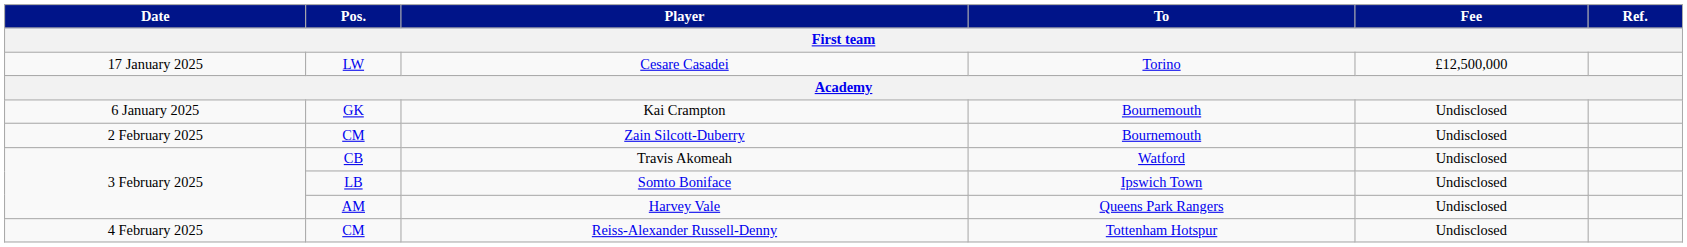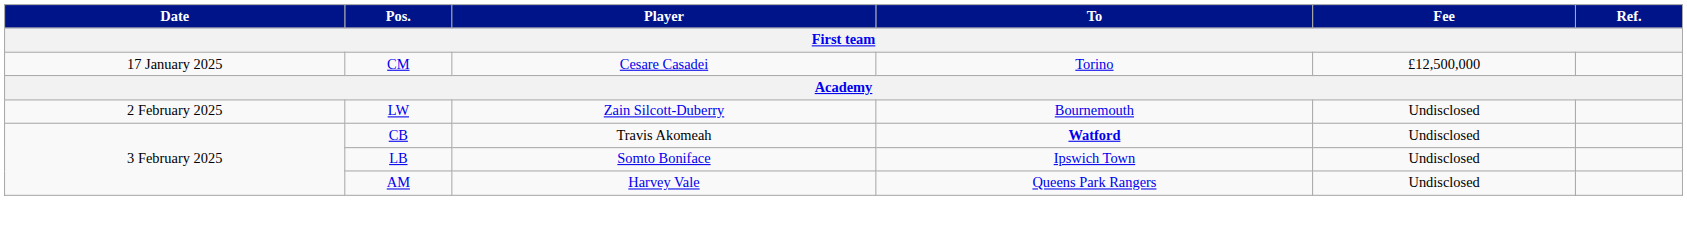(353, 63) LW -> (398, 63) CM
- row: (684, 111)
(353, 134) CM -> (398, 111) LW
(1162, 158) normal -> (1094, 134) bold
- row: (684, 230)
